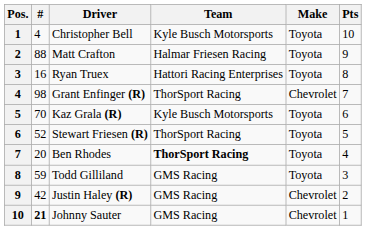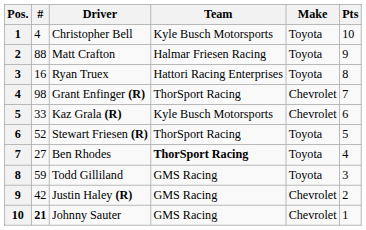(40, 114) 70 -> (40, 114) 33
(305, 114) Toyota -> (313, 114) Chevrolet
(40, 155) 20 -> (40, 155) 27
